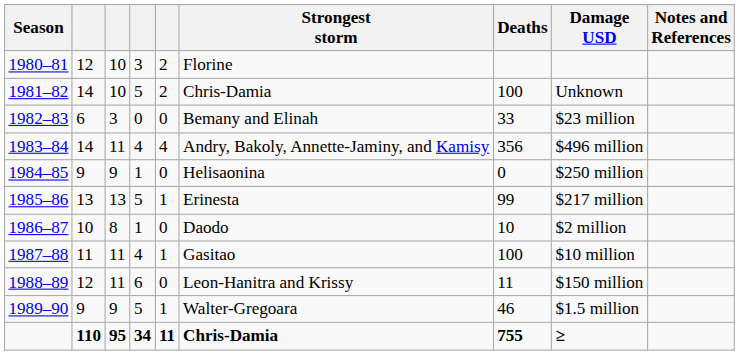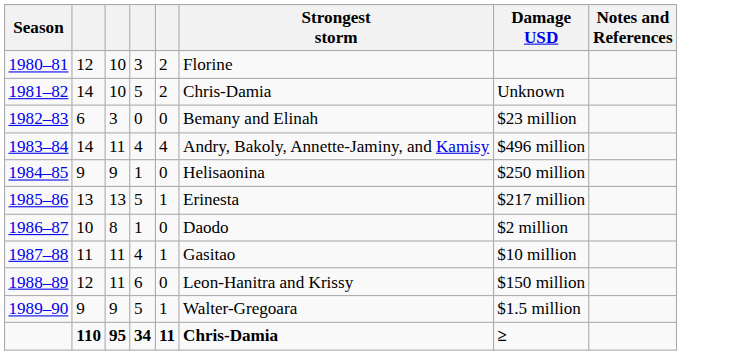- column: (522, 27)
